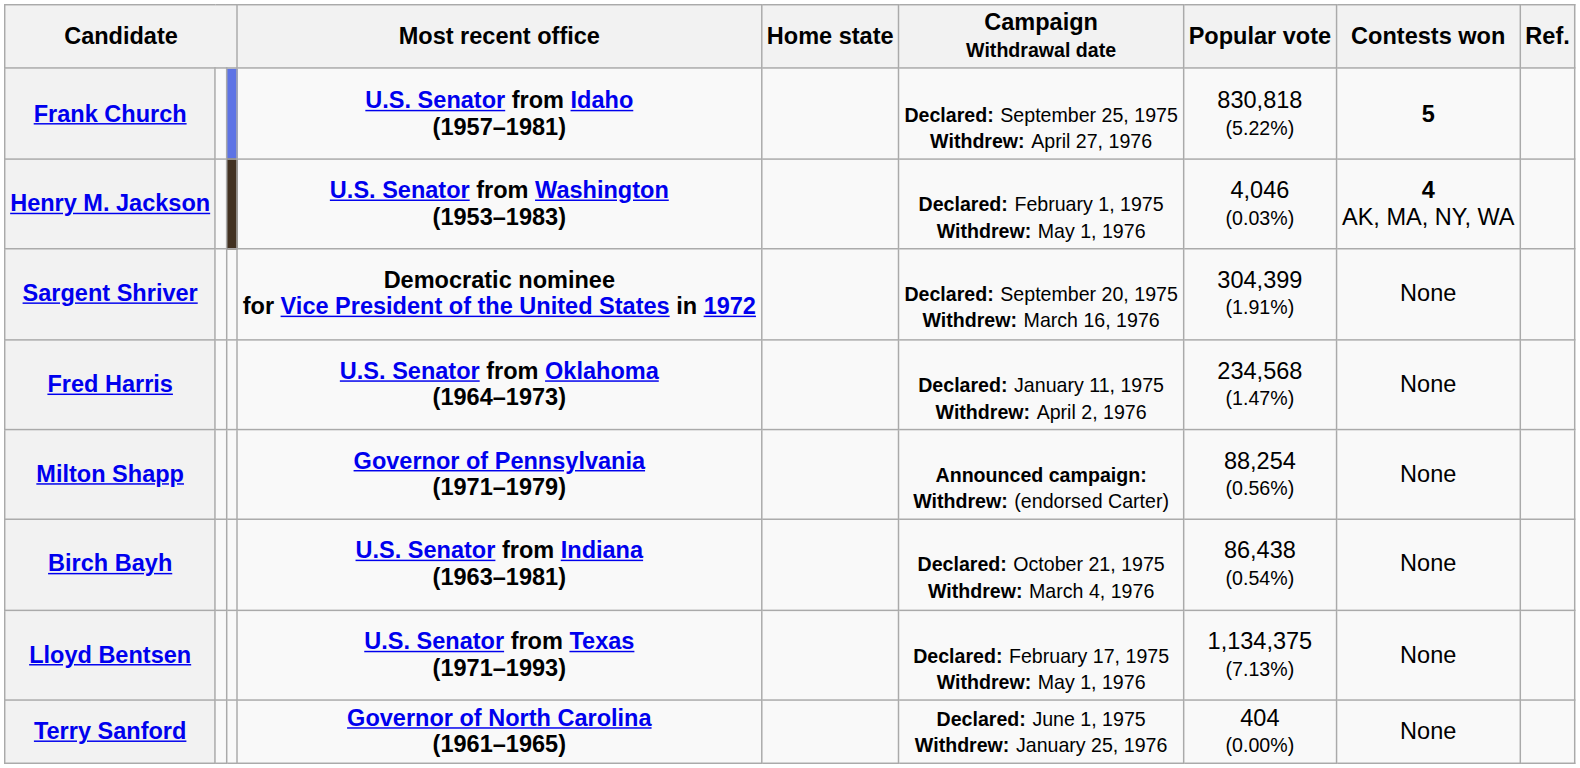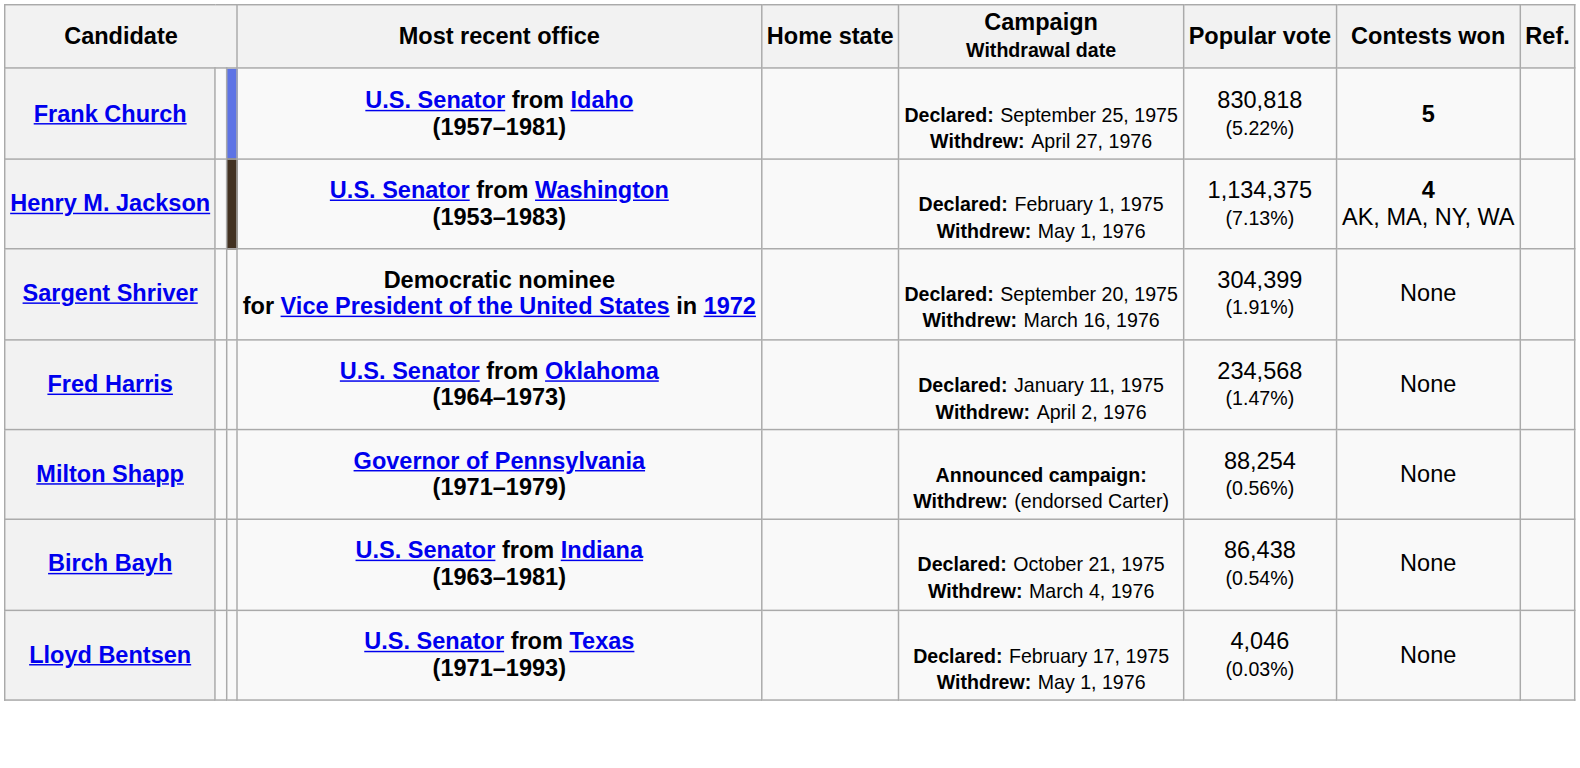(1260, 203) 4,046 (0.03%) -> (1260, 203) 1,134,375 (7.13%)
(1260, 654) 1,134,375 (7.13%) -> (1260, 654) 4,046 (0.03%)
- row: (110, 731)
